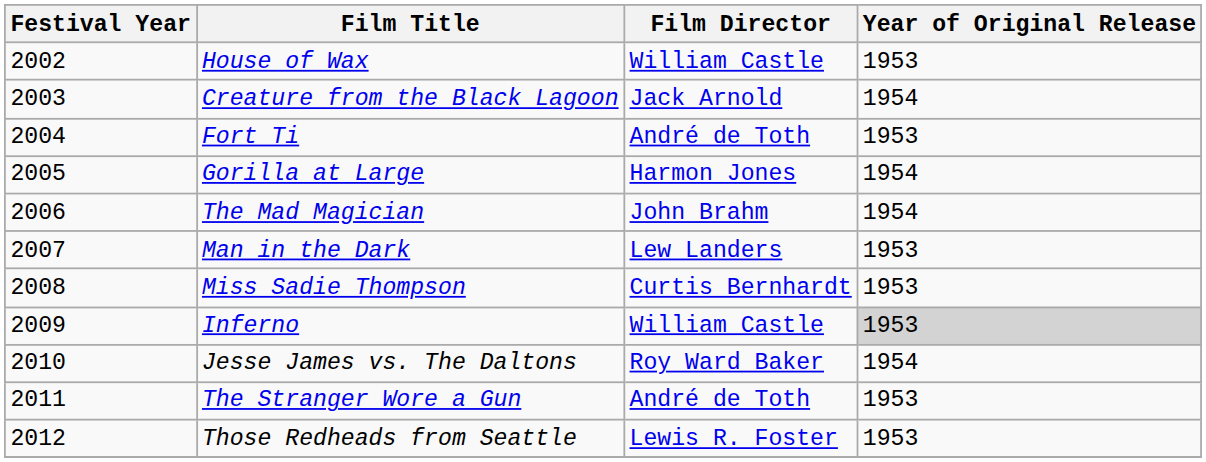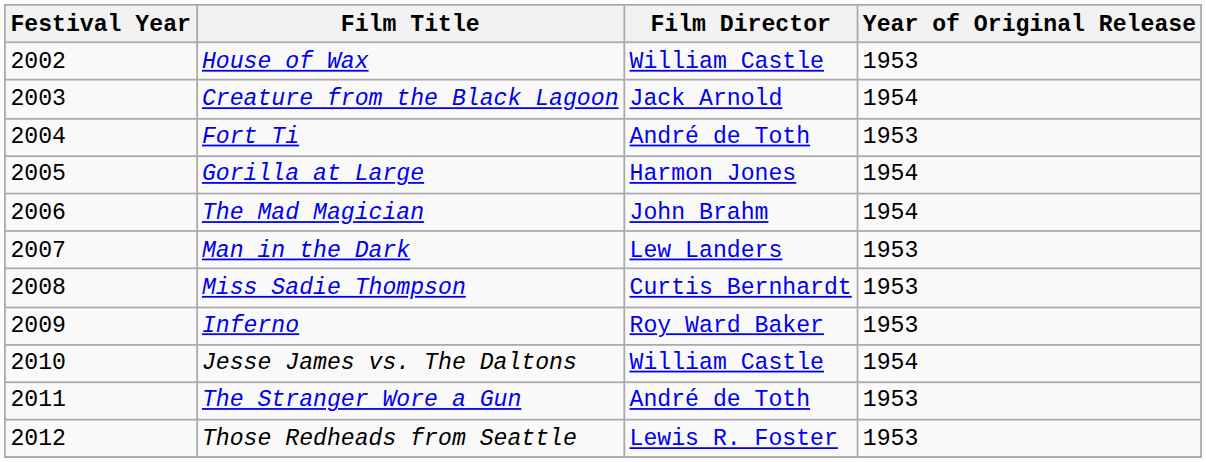(727, 325) William Castle -> (727, 325) Roy Ward Baker
(891, 325) lightgrey background -> (891, 325) no background
(727, 363) Roy Ward Baker -> (727, 363) William Castle
